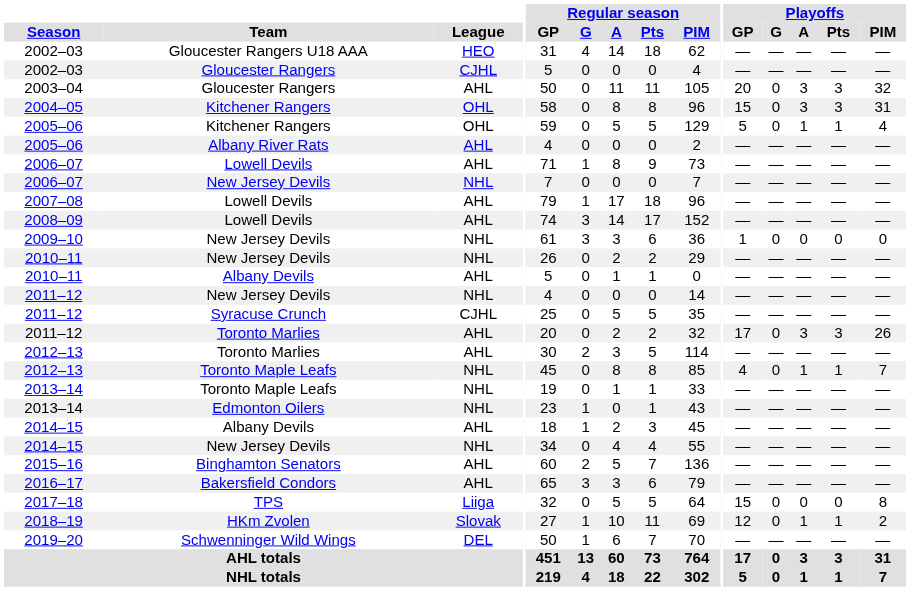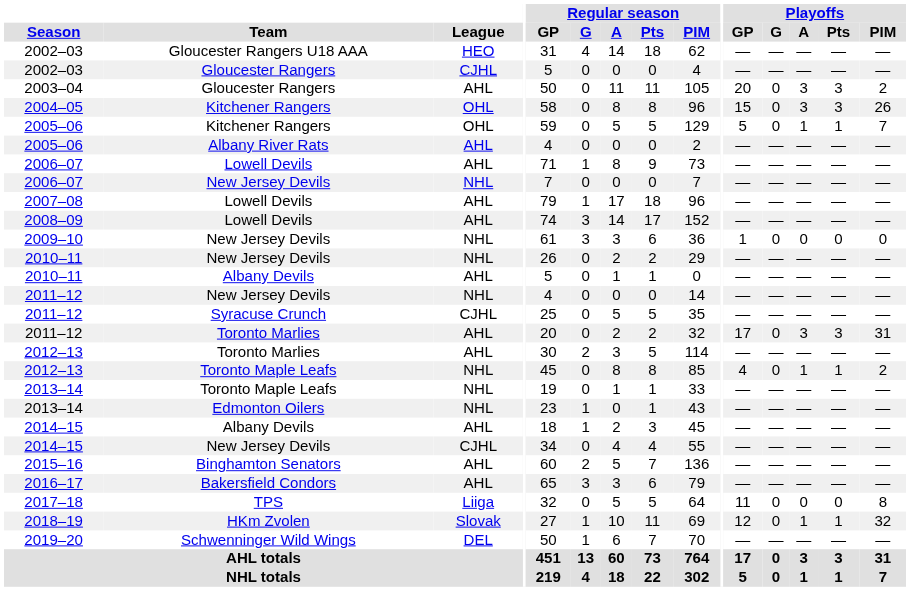(883, 88) 32 -> (883, 88) 2
(883, 107) 31 -> (883, 107) 26
(883, 126) 4 -> (883, 126) 7
(883, 333) 26 -> (883, 333) 31
(883, 370) 7 -> (883, 370) 2
(478, 445) NHL -> (478, 445) CJHL
(743, 502) 15 -> (743, 502) 11
(883, 521) 2 -> (883, 521) 32
